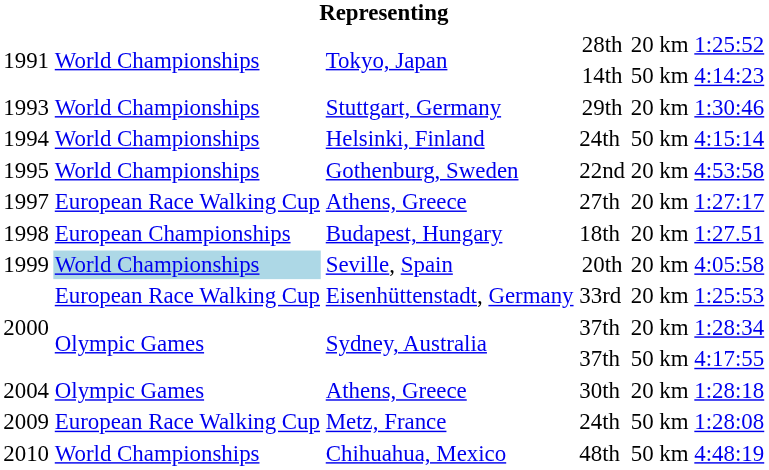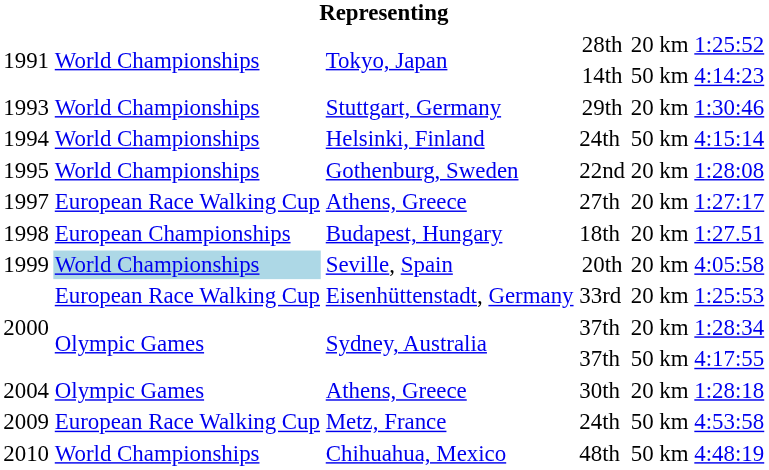(729, 170) 4:53:58 -> (729, 170) 1:28:08
(729, 421) 1:28:08 -> (729, 421) 4:53:58
